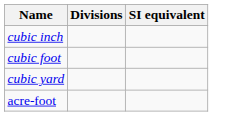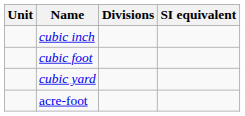+ column: (20, 15)
